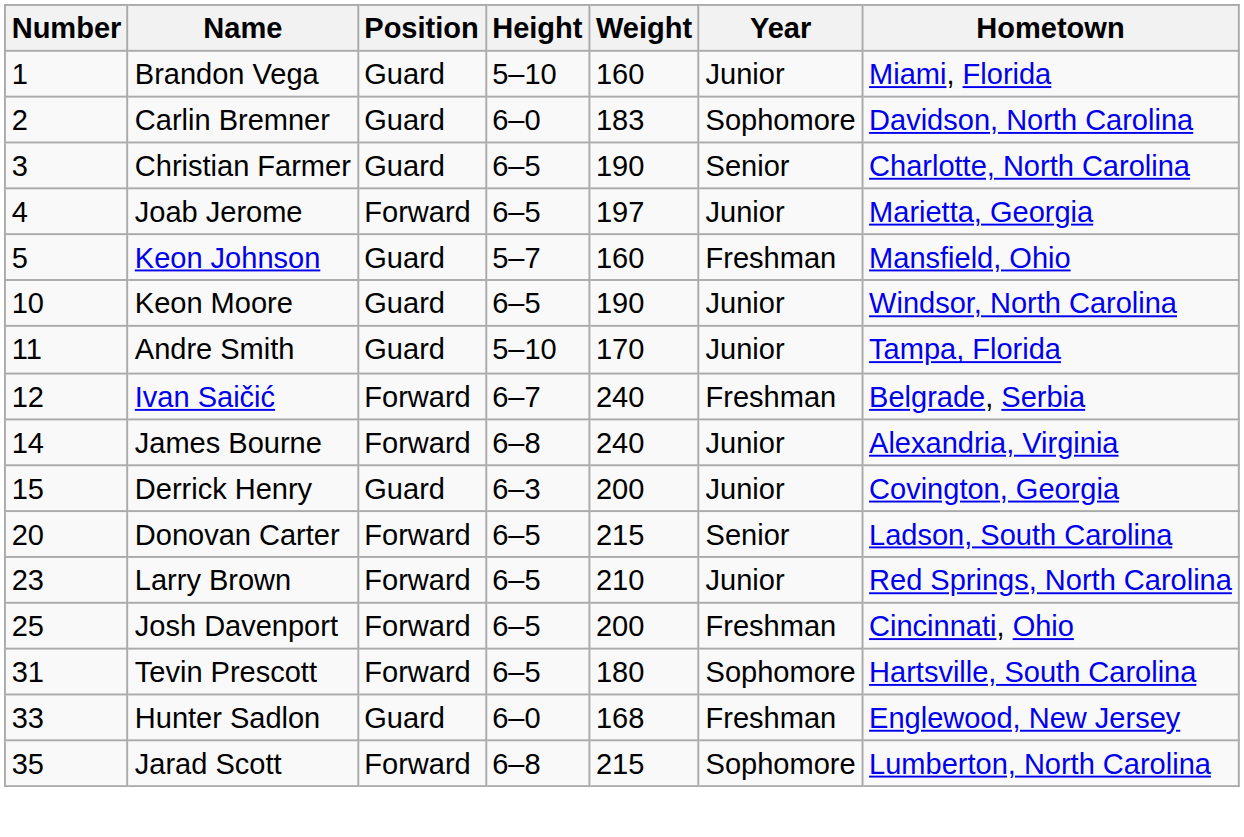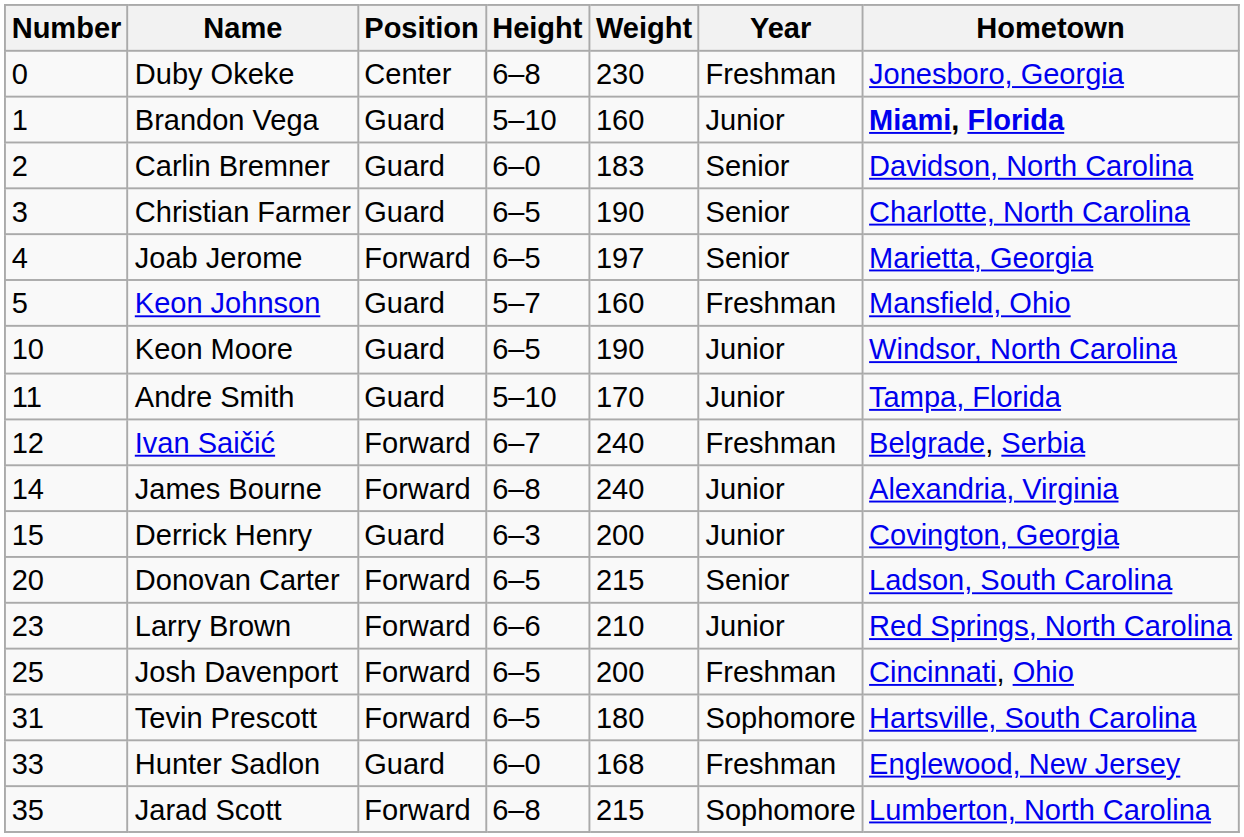+ row: (215, 74)
(960, 74) normal -> (967, 120) bold
(781, 120) Sophomore -> (748, 166) Senior
(745, 212) Junior -> (748, 258) Senior
(516, 580) 6–5 -> (516, 626) 6–6
